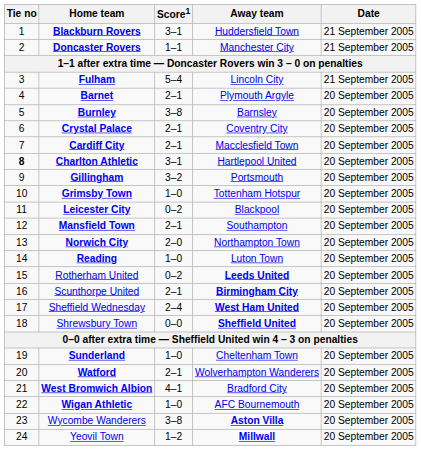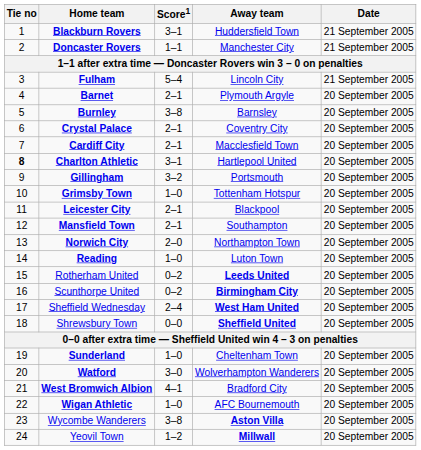(174, 210) 0–2 -> (174, 210) 2–1
(174, 291) 2–1 -> (174, 291) 0–2
(174, 372) 2–1 -> (174, 372) 3–0
